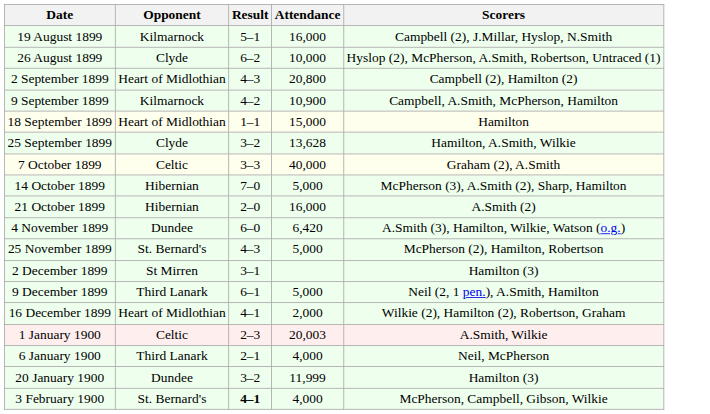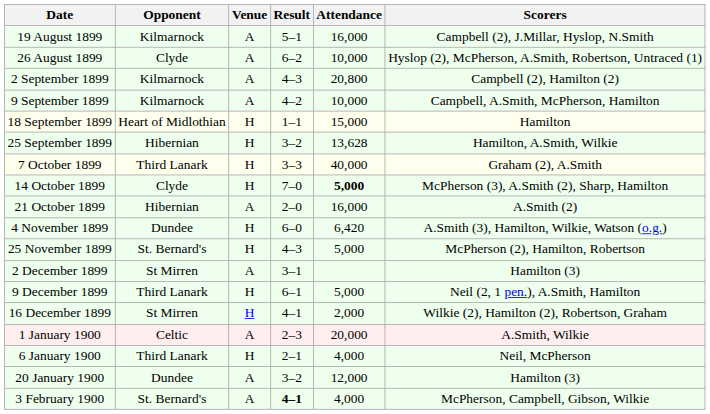+ column: (250, 15)
(172, 79) Heart of Midlothian -> (172, 79) Kilmarnock
(308, 100) 10,900 -> (349, 100) 10,000
(172, 143) Clyde -> (172, 143) Hibernian
(172, 164) Celtic -> (172, 164) Third Lanark
(172, 185) Hibernian -> (172, 185) Clyde
(308, 185) normal -> (349, 185) bold
(172, 313) Heart of Midlothian -> (172, 313) St Mirren
(308, 334) 20,003 -> (349, 334) 20,000
(308, 377) 11,999 -> (349, 377) 12,000
